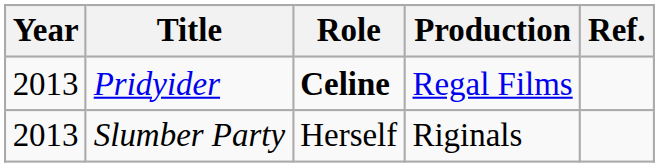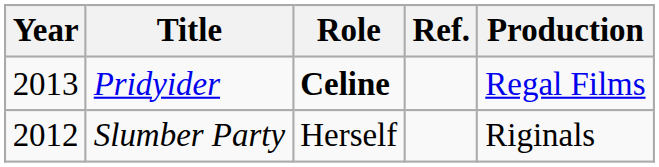columns swapped: (493, 30) <-> (617, 30)
(46, 135) 2013 -> (46, 135) 2012
